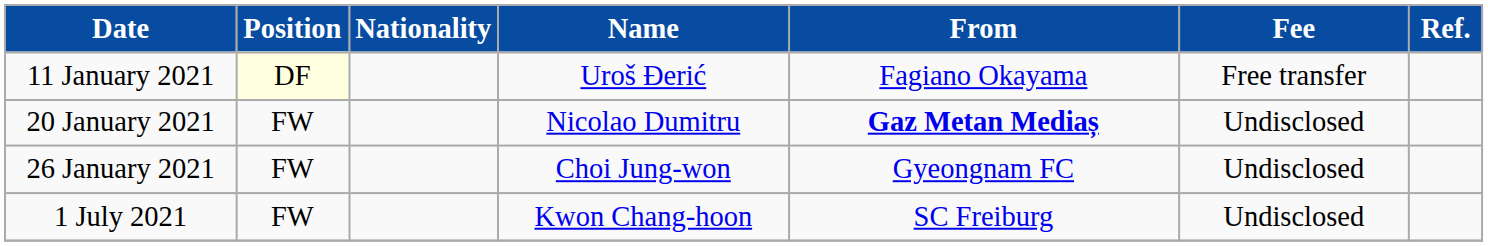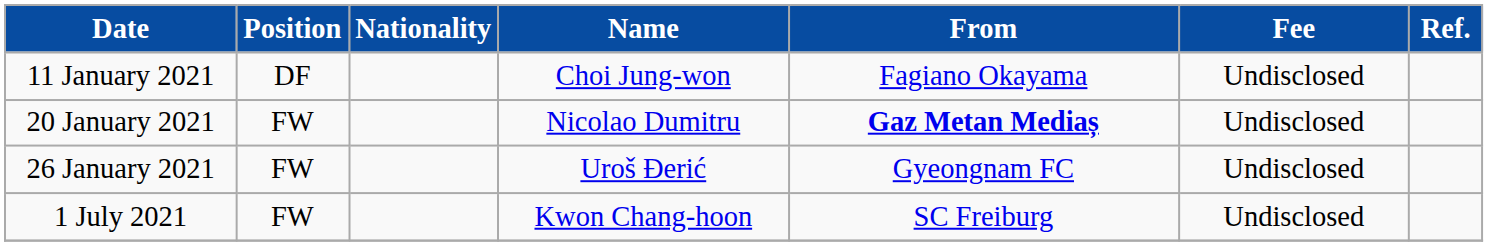(292, 75) lightyellow background -> (292, 75) no background
(643, 75) Uroš Đerić -> (643, 75) Choi Jung-won
(1294, 75) Free transfer -> (1294, 75) Undisclosed
(643, 169) Choi Jung-won -> (643, 169) Uroš Đerić
